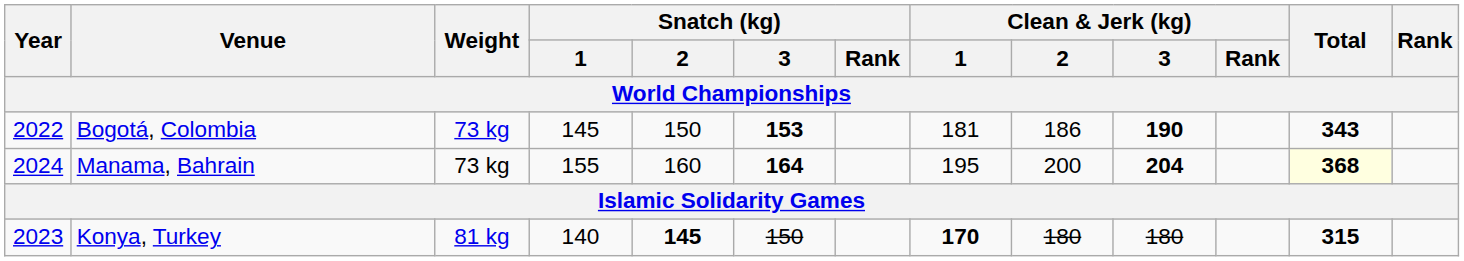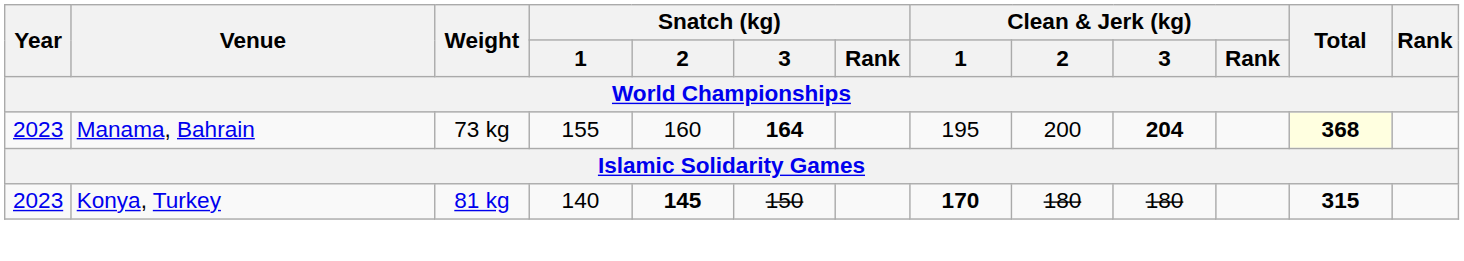- row: (166, 129)
(38, 165) 2024 -> (38, 129) 2023
